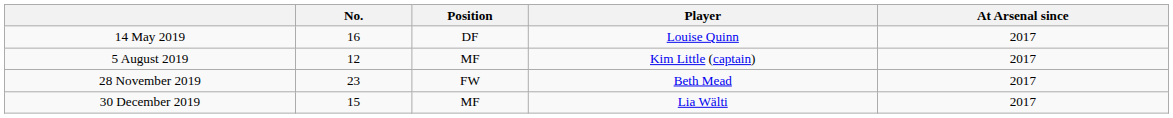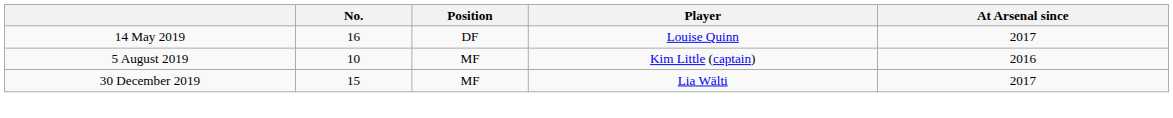(354, 58) 12 -> (354, 58) 10
(1023, 58) 2017 -> (1023, 58) 2016
- row: (150, 80)
